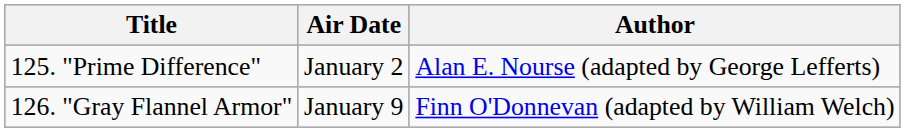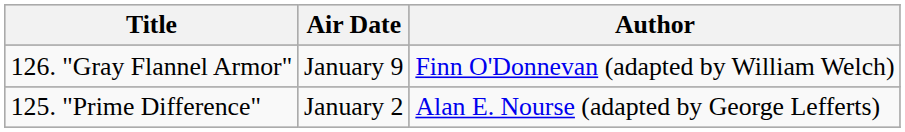rows swapped: (136, 65) <-> (151, 106)
